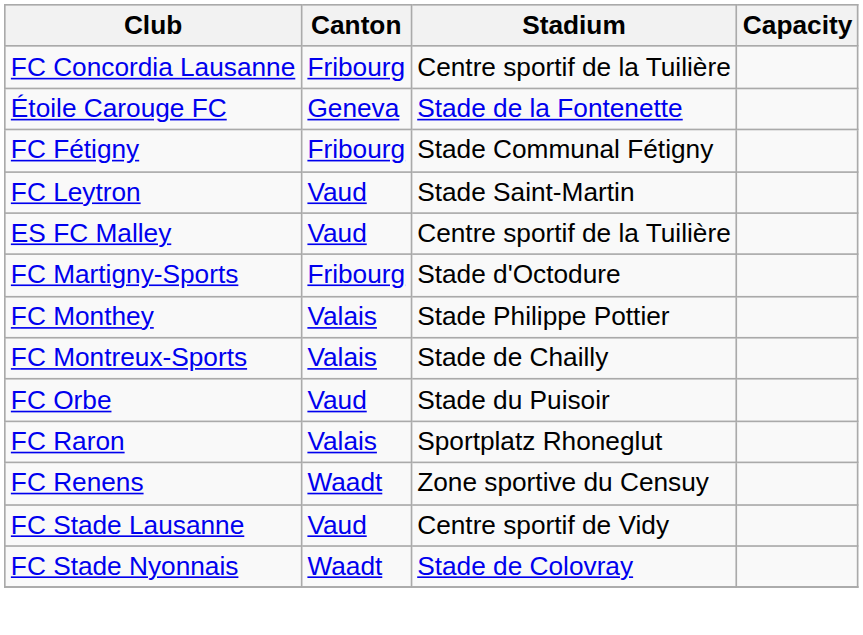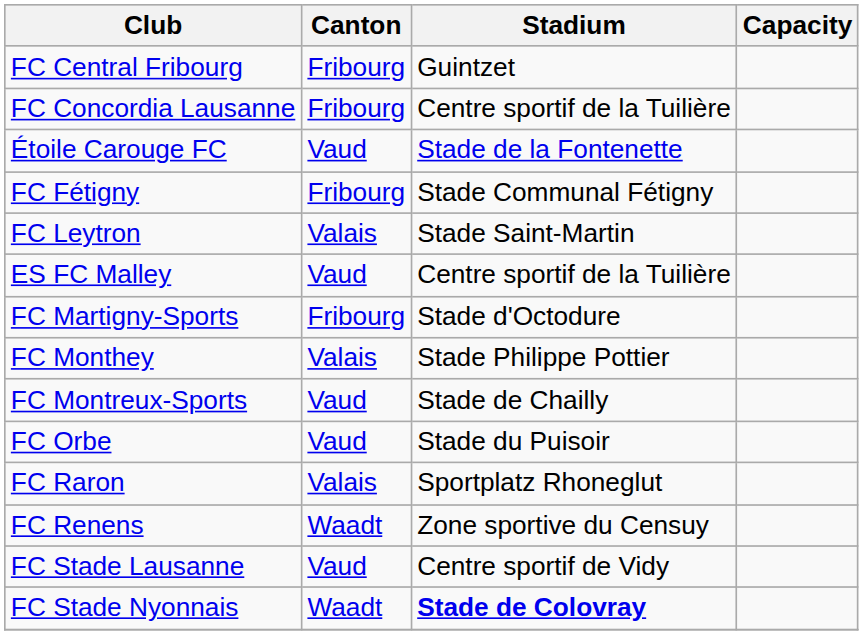+ row: (127, 66)
(353, 108) Geneva -> (337, 150) Vaud
(337, 191) Vaud -> (342, 233) Valais
(342, 358) Valais -> (337, 399) Vaud
(525, 566) normal -> (532, 607) bold
